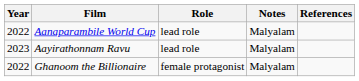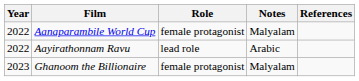(180, 31) lead role -> (202, 31) female protagonist
(18, 48) 2023 -> (18, 48) 2022
(272, 48) Malyalam -> (265, 48) Arabic
(18, 66) 2022 -> (18, 66) 2023
